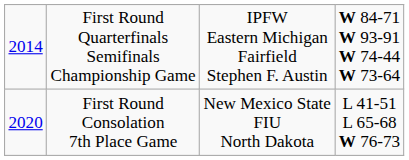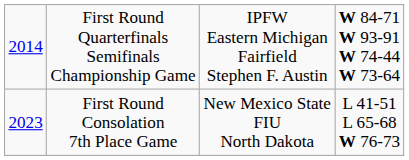(26, 122) 2020 -> (26, 122) 2023
